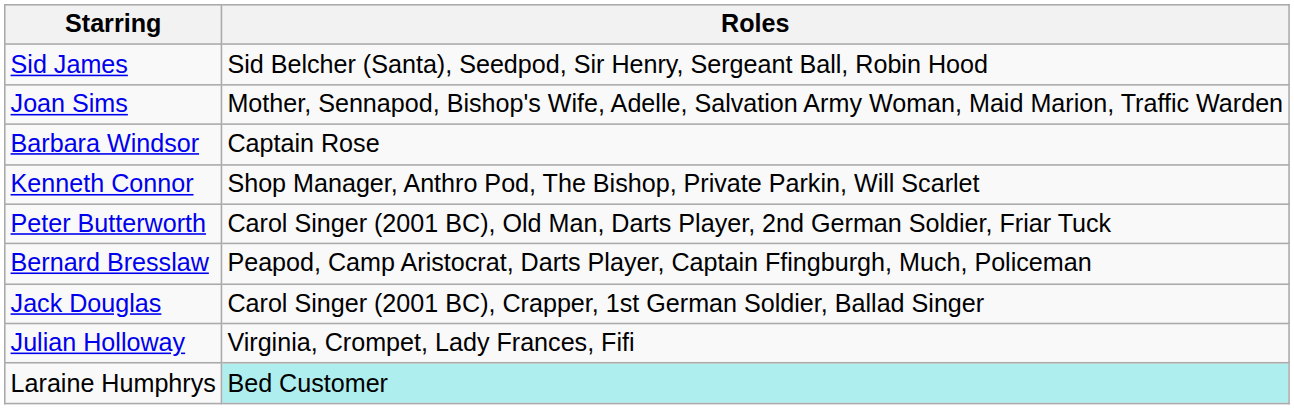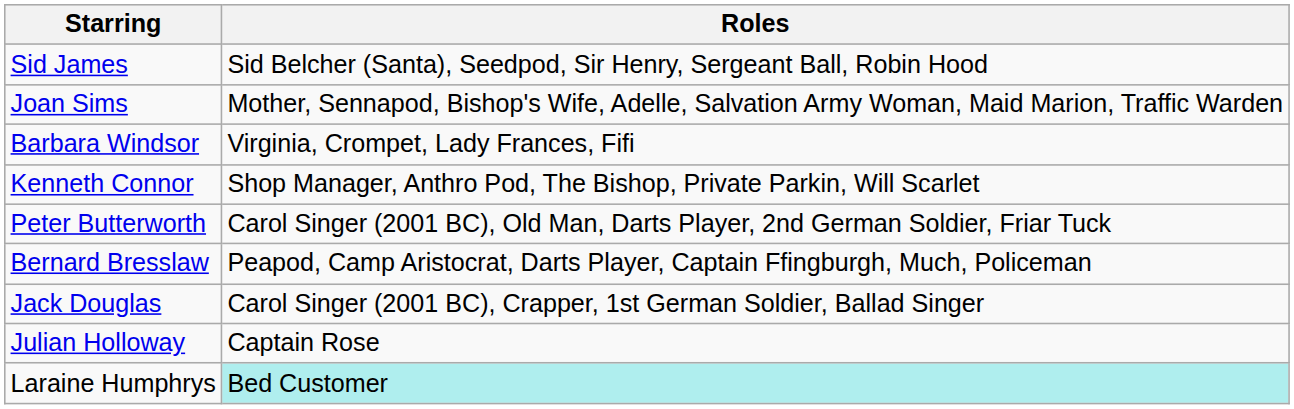(304, 143) Captain Rose -> (431, 143) Virginia, Crompet, Lady Frances, Fifi
(431, 343) Virginia, Crompet, Lady Frances, Fifi -> (304, 343) Captain Rose
